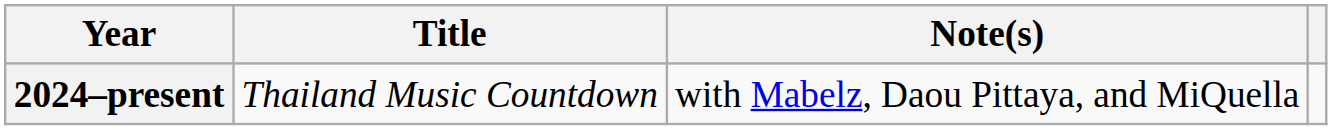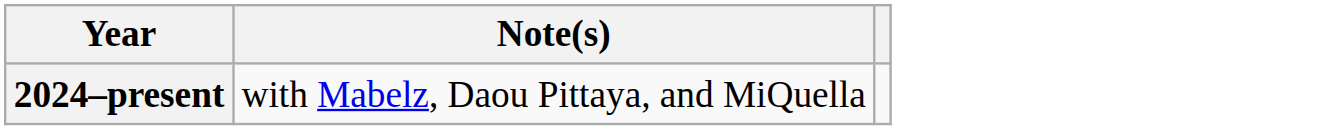- column: (450, 34)
